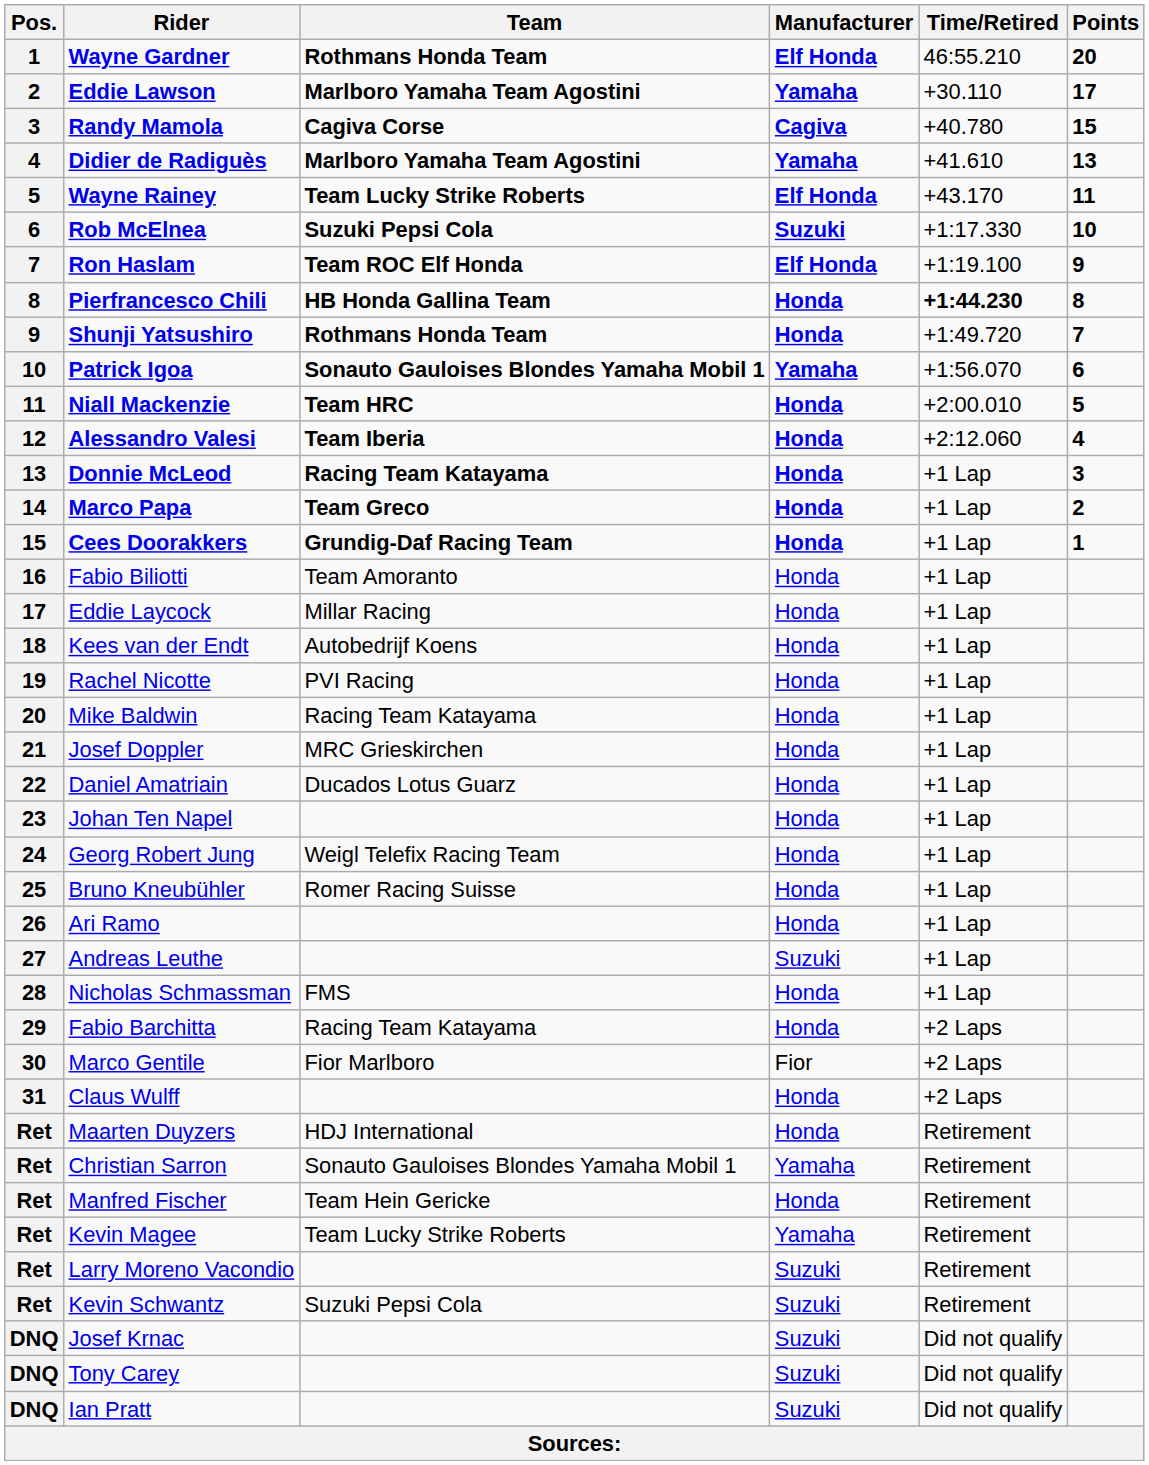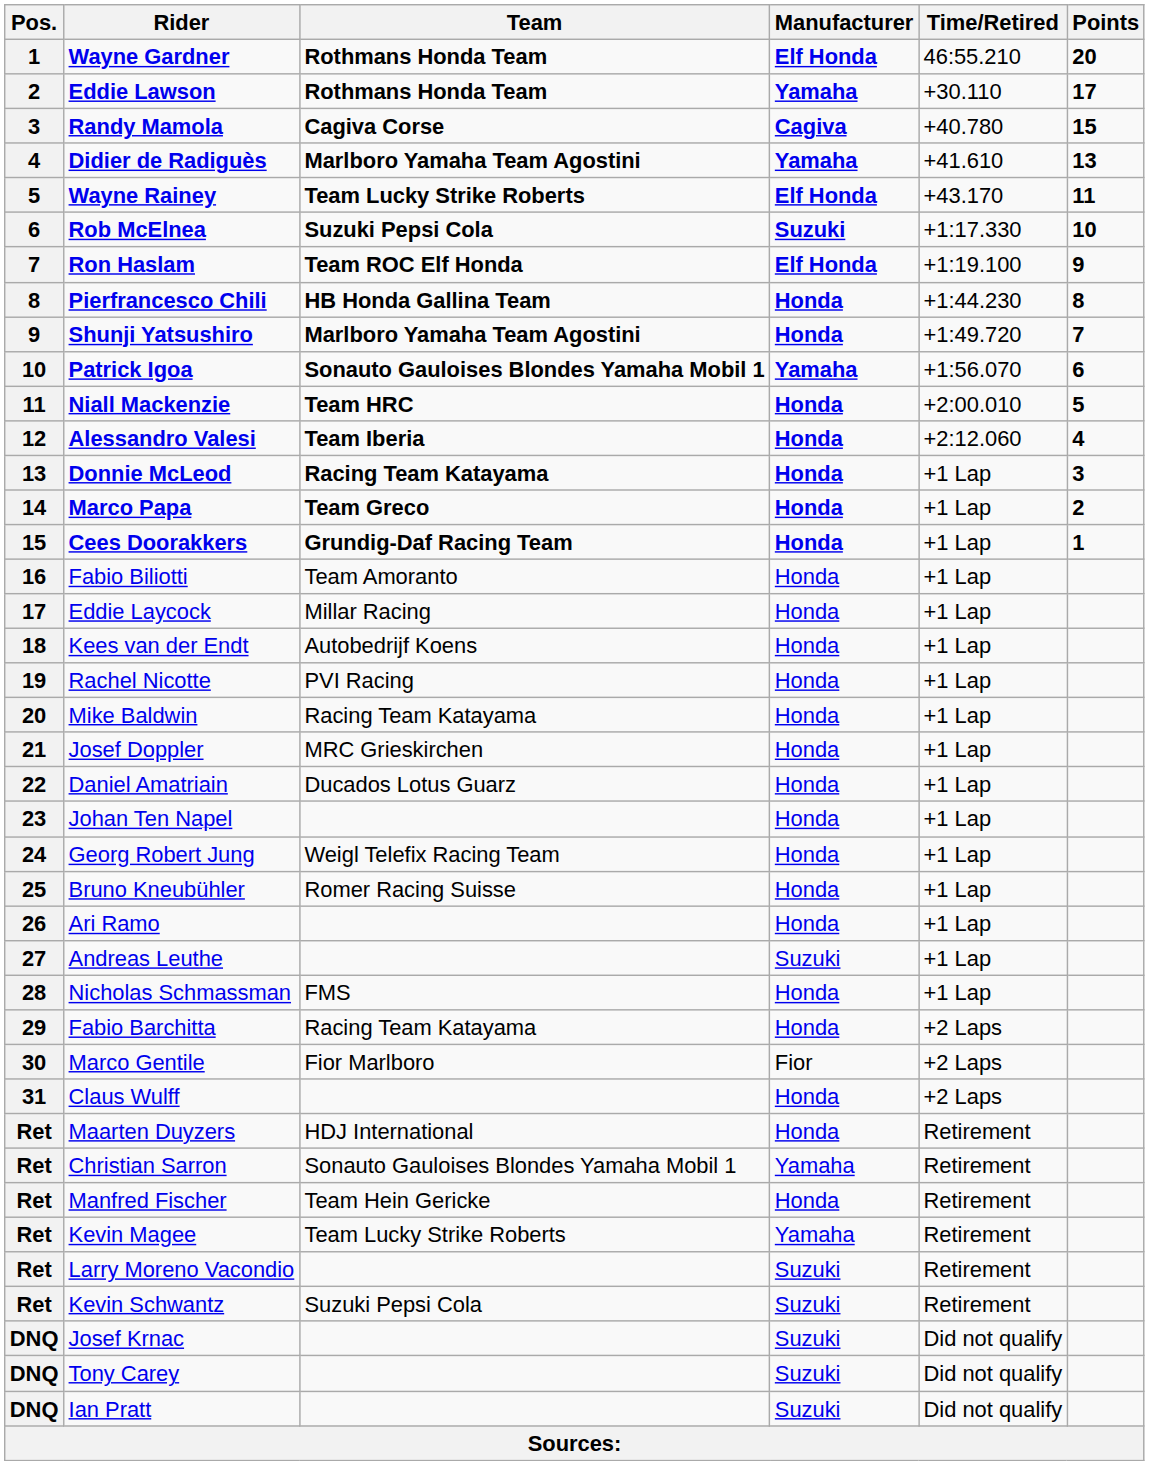(473, 92) Marlboro Yamaha Team Agostini -> (426, 92) Rothmans Honda Team
(973, 299) bold -> (973, 299) normal
(426, 334) Rothmans Honda Team -> (473, 334) Marlboro Yamaha Team Agostini
